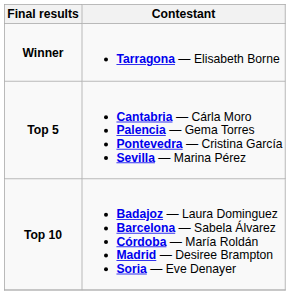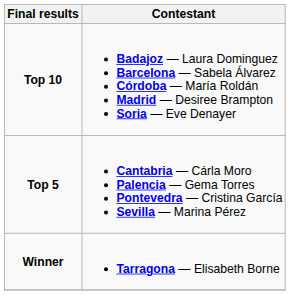rows swapped: (43, 52) <-> (43, 235)
